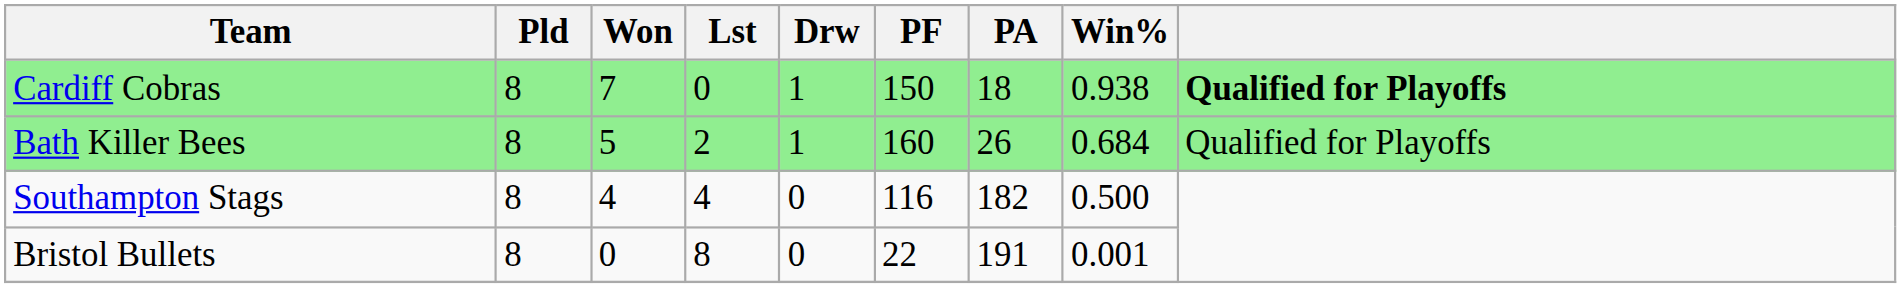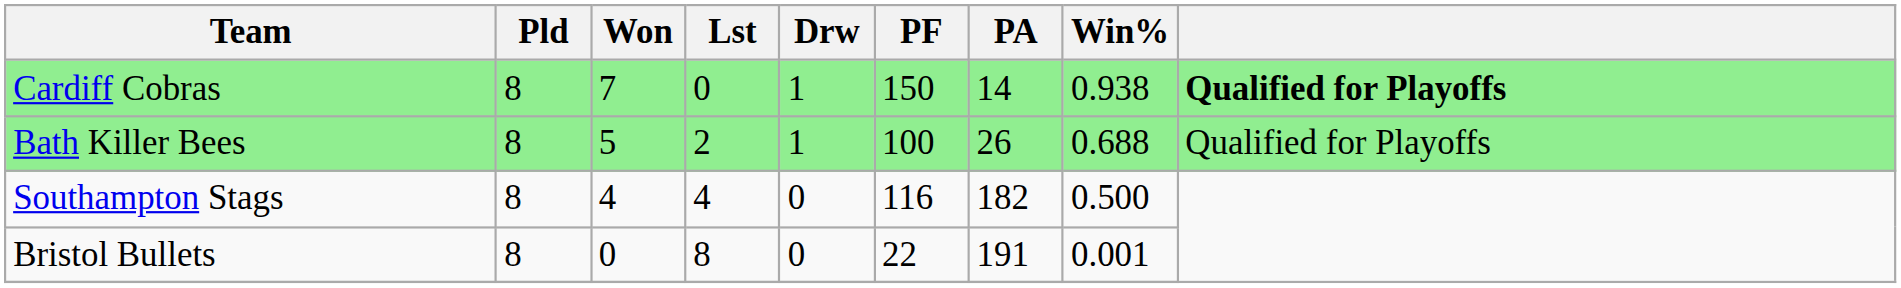(994, 87) 18 -> (994, 87) 14
(908, 142) 160 -> (908, 142) 100
(1110, 142) 0.684 -> (1110, 142) 0.688
